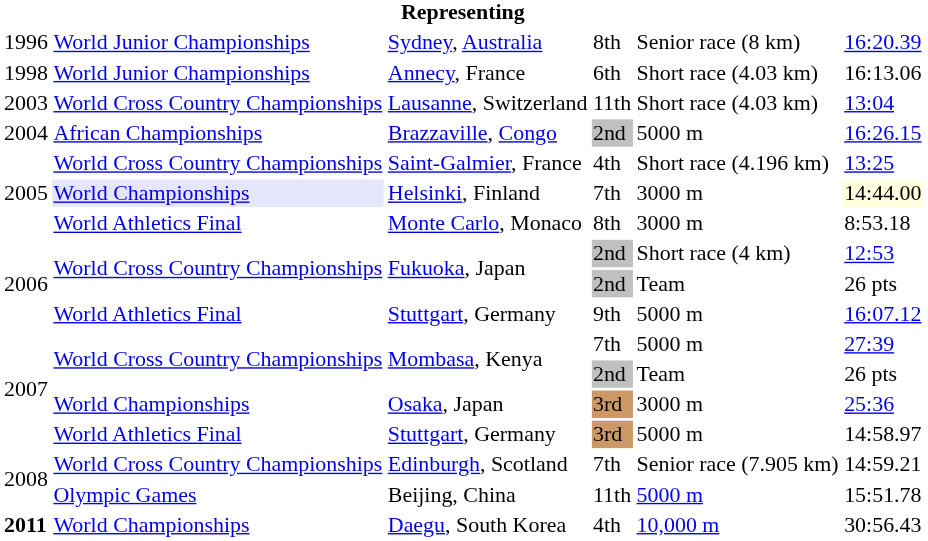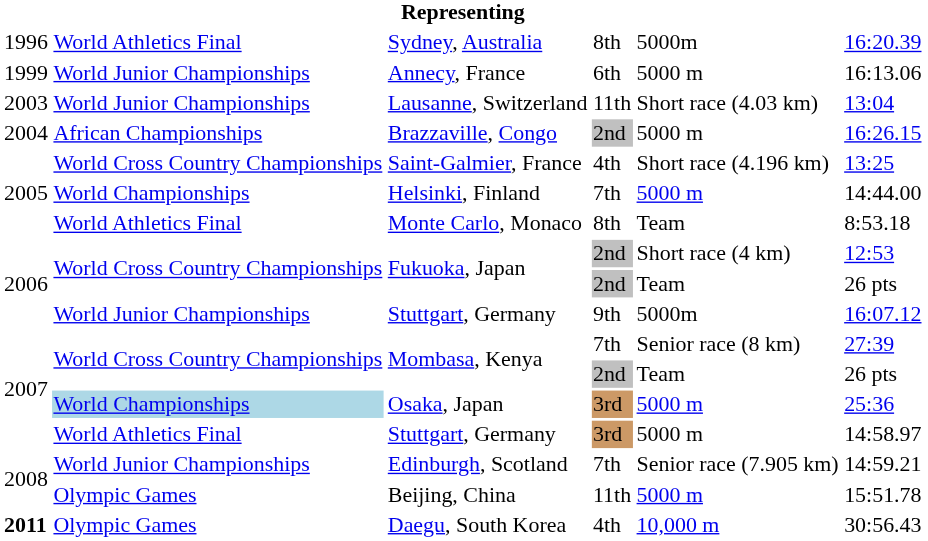(182, 42) World Junior Championships -> (148, 42) World Athletics Final
(718, 42) Senior race (8 km) -> (667, 42) 5000m
(26, 72) 1998 -> (26, 72) 1999
(727, 72) Short race (4.03 km) -> (670, 72) 5000 m
(218, 102) World Cross Country Championships -> (182, 102) World Junior Championships
(151, 193) lavender background -> (151, 193) no background
(670, 193) 3000 m -> (670, 193) 5000 m
(883, 193) lightyellow background -> (883, 193) no background
(670, 223) 3000 m -> (661, 223) Team
(148, 313) World Athletics Final -> (182, 313) World Junior Championships
(670, 313) 5000 m -> (667, 313) 5000m
(670, 343) 5000 m -> (718, 343) Senior race (8 km)
(151, 404) no background -> (151, 404) lightblue background
(670, 404) 3000 m -> (670, 404) 5000 m
(218, 464) World Cross Country Championships -> (182, 464) World Junior Championships
(151, 524) World Championships -> (125, 524) Olympic Games
